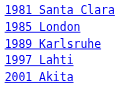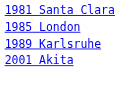- row: (39, 60)
